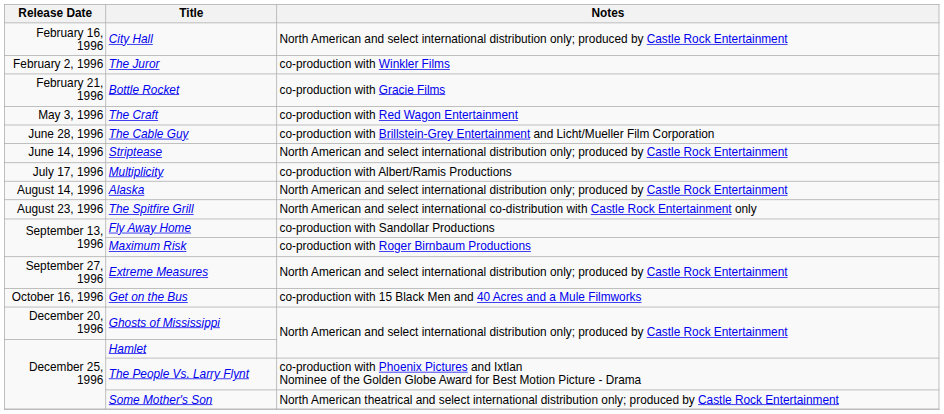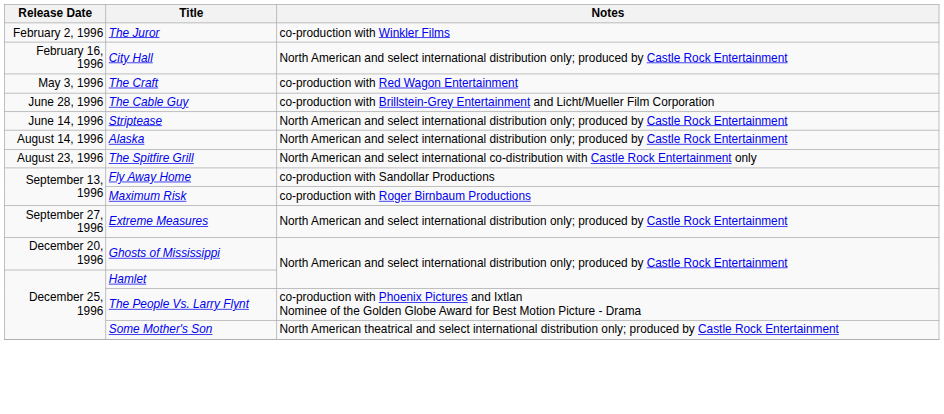rows swapped: (134, 64) <-> (131, 39)
- row: (144, 90)
- row: (136, 171)
- row: (148, 297)
